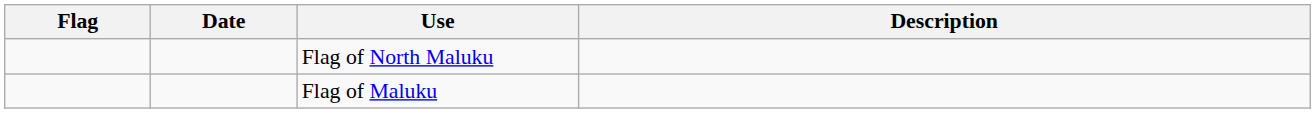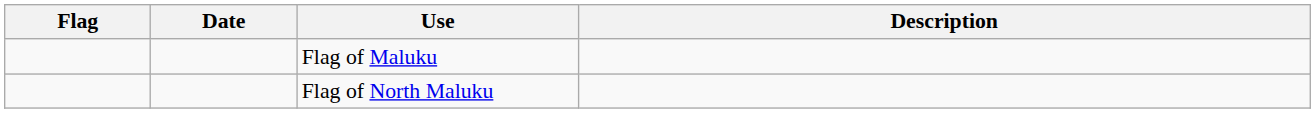rows swapped: (369, 90) <-> (398, 56)
